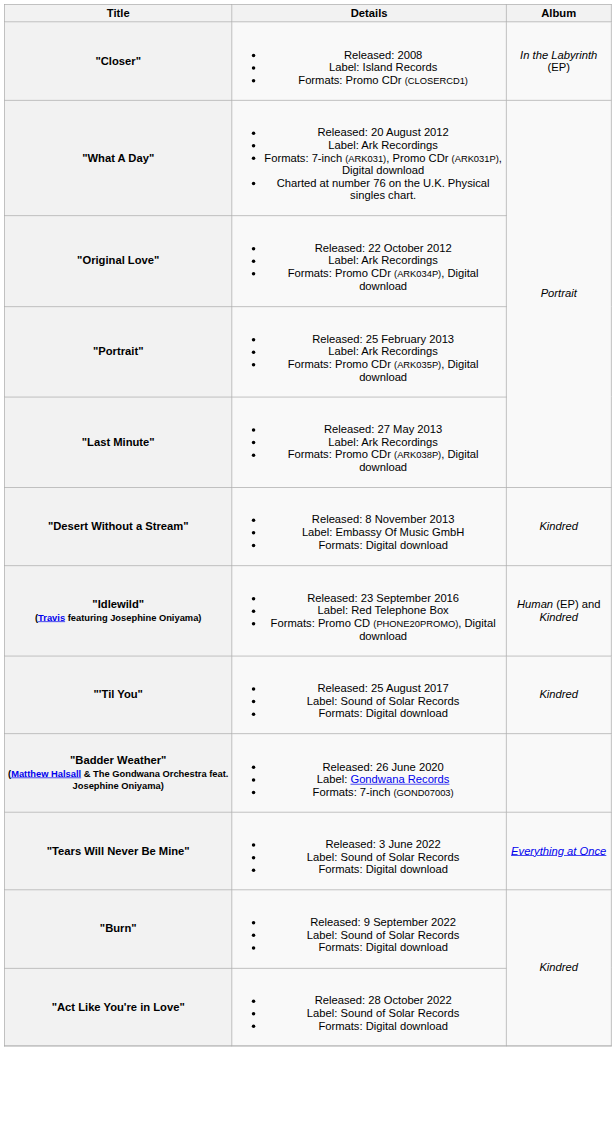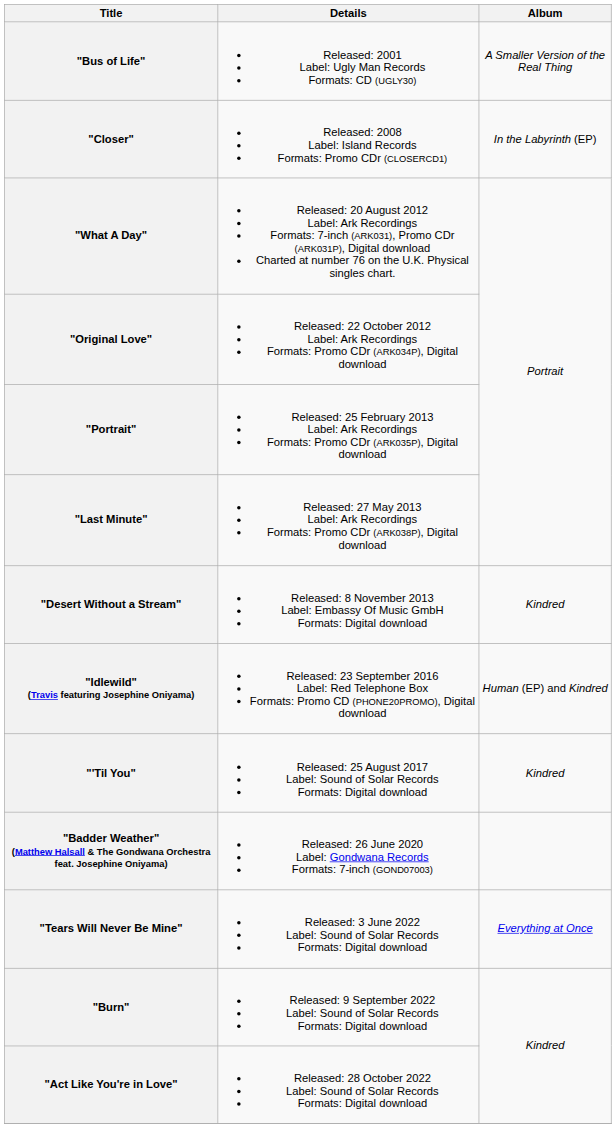+ row: (111, 61)
